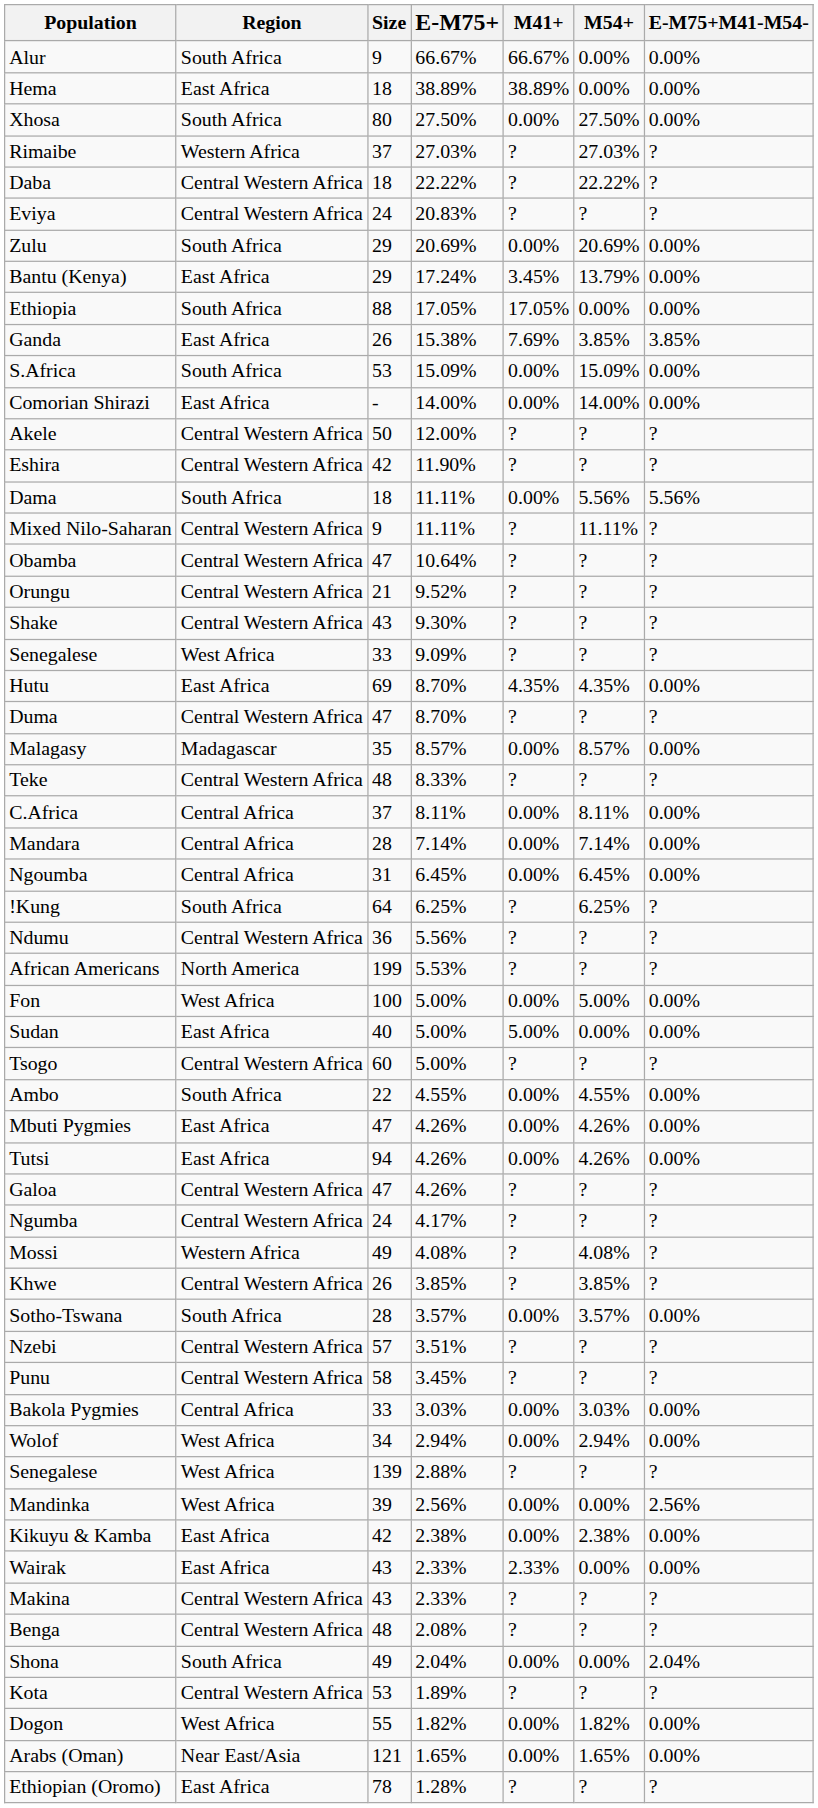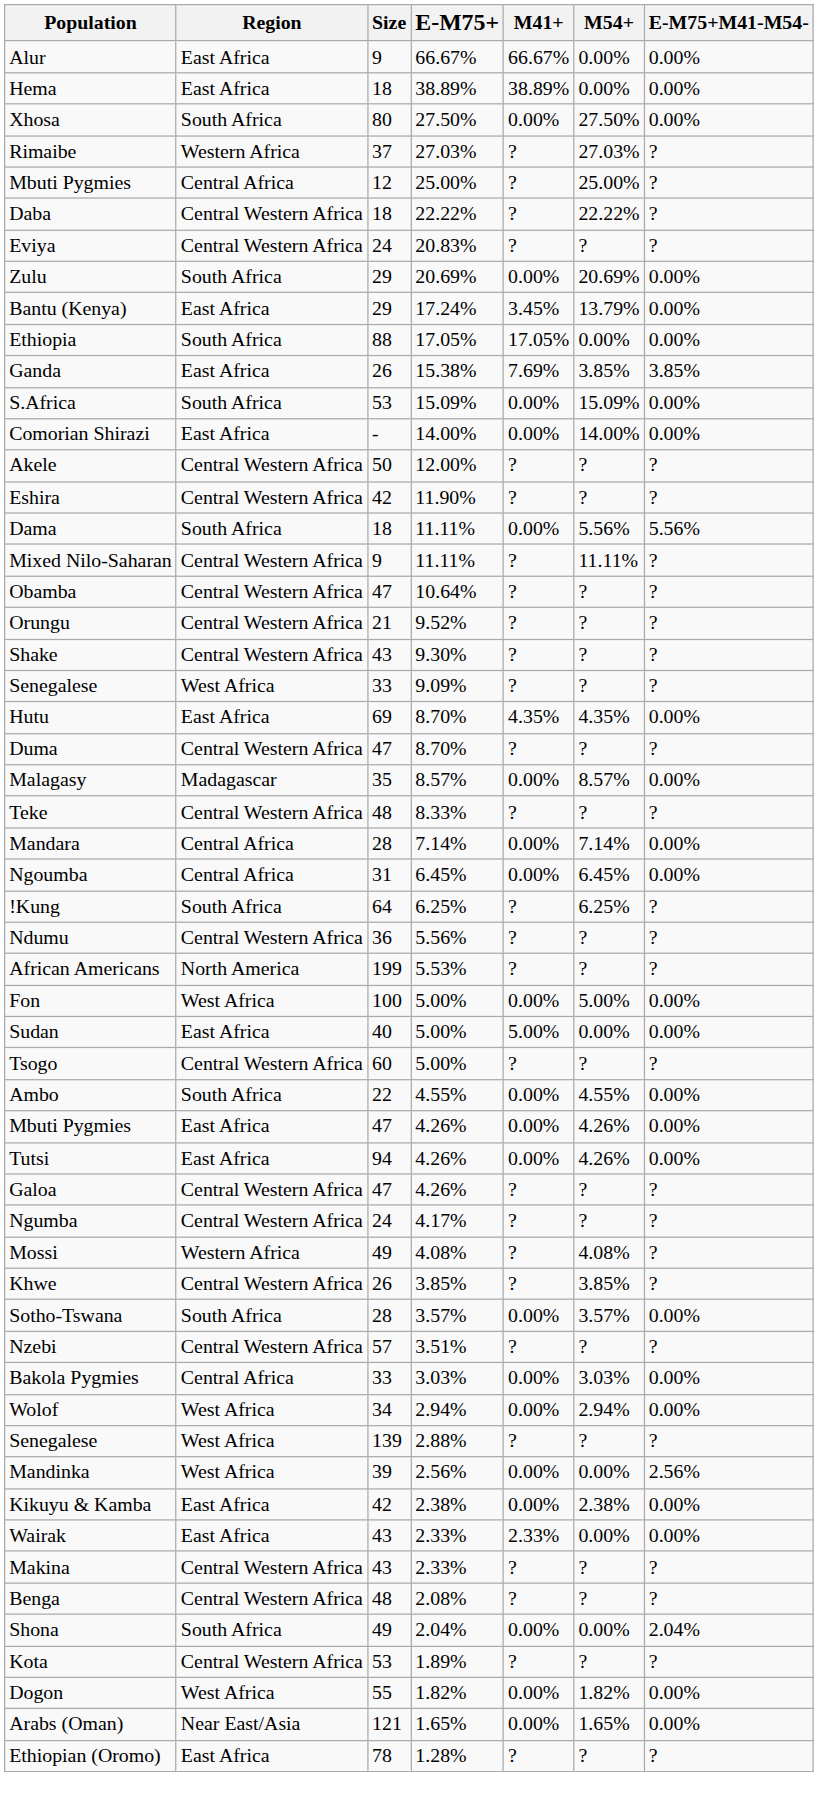(231, 56) South Africa -> (225, 56) East Africa
+ row: (70, 182)
- row: (44, 811)
- row: (30, 1378)
